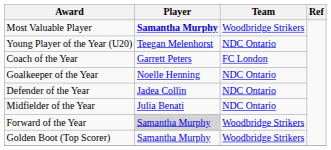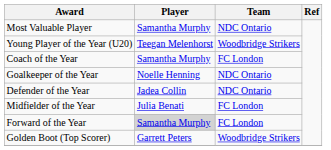(177, 28) bold -> (174, 28) normal
(263, 28) Woodbridge Strikers -> (245, 28) NDC Ontario
(249, 43) NDC Ontario -> (259, 43) Woodbridge Strikers
(164, 59) Garrett Peters -> (174, 59) Samantha Murphy
(249, 106) NDC Ontario -> (240, 106) FC London
(263, 122) Woodbridge Strikers -> (240, 122) FC London
(174, 138) Samantha Murphy -> (164, 138) Garrett Peters
